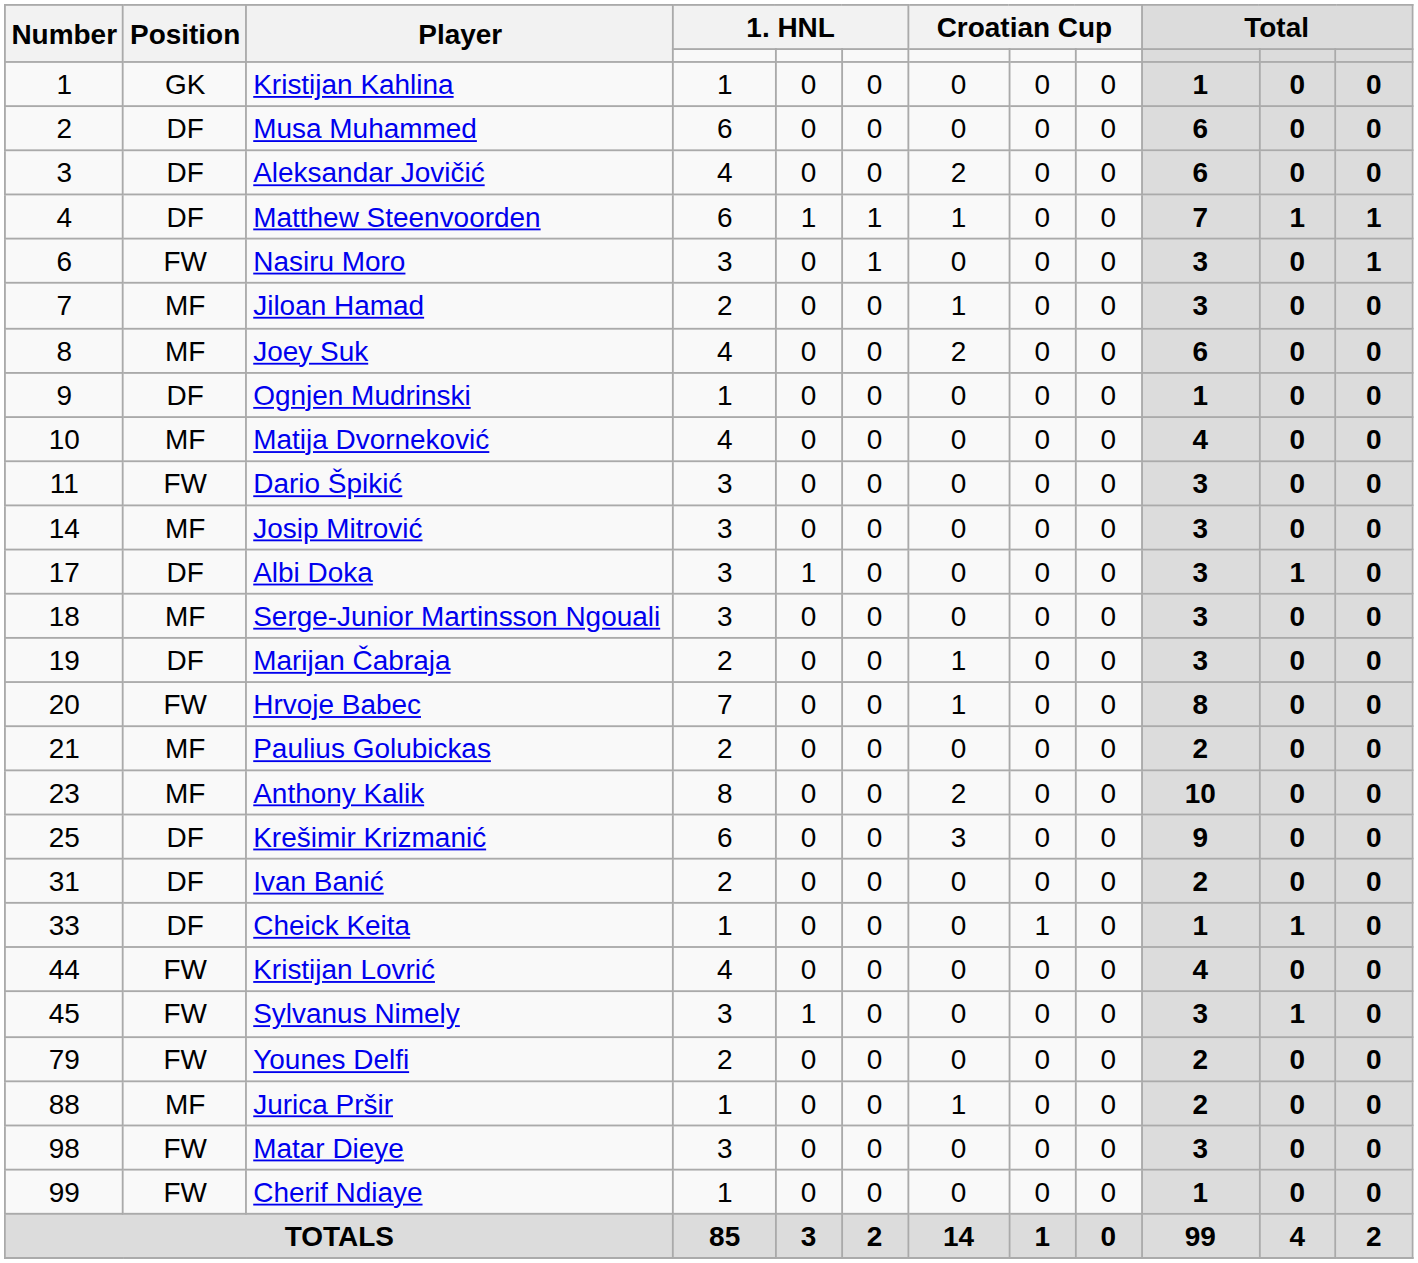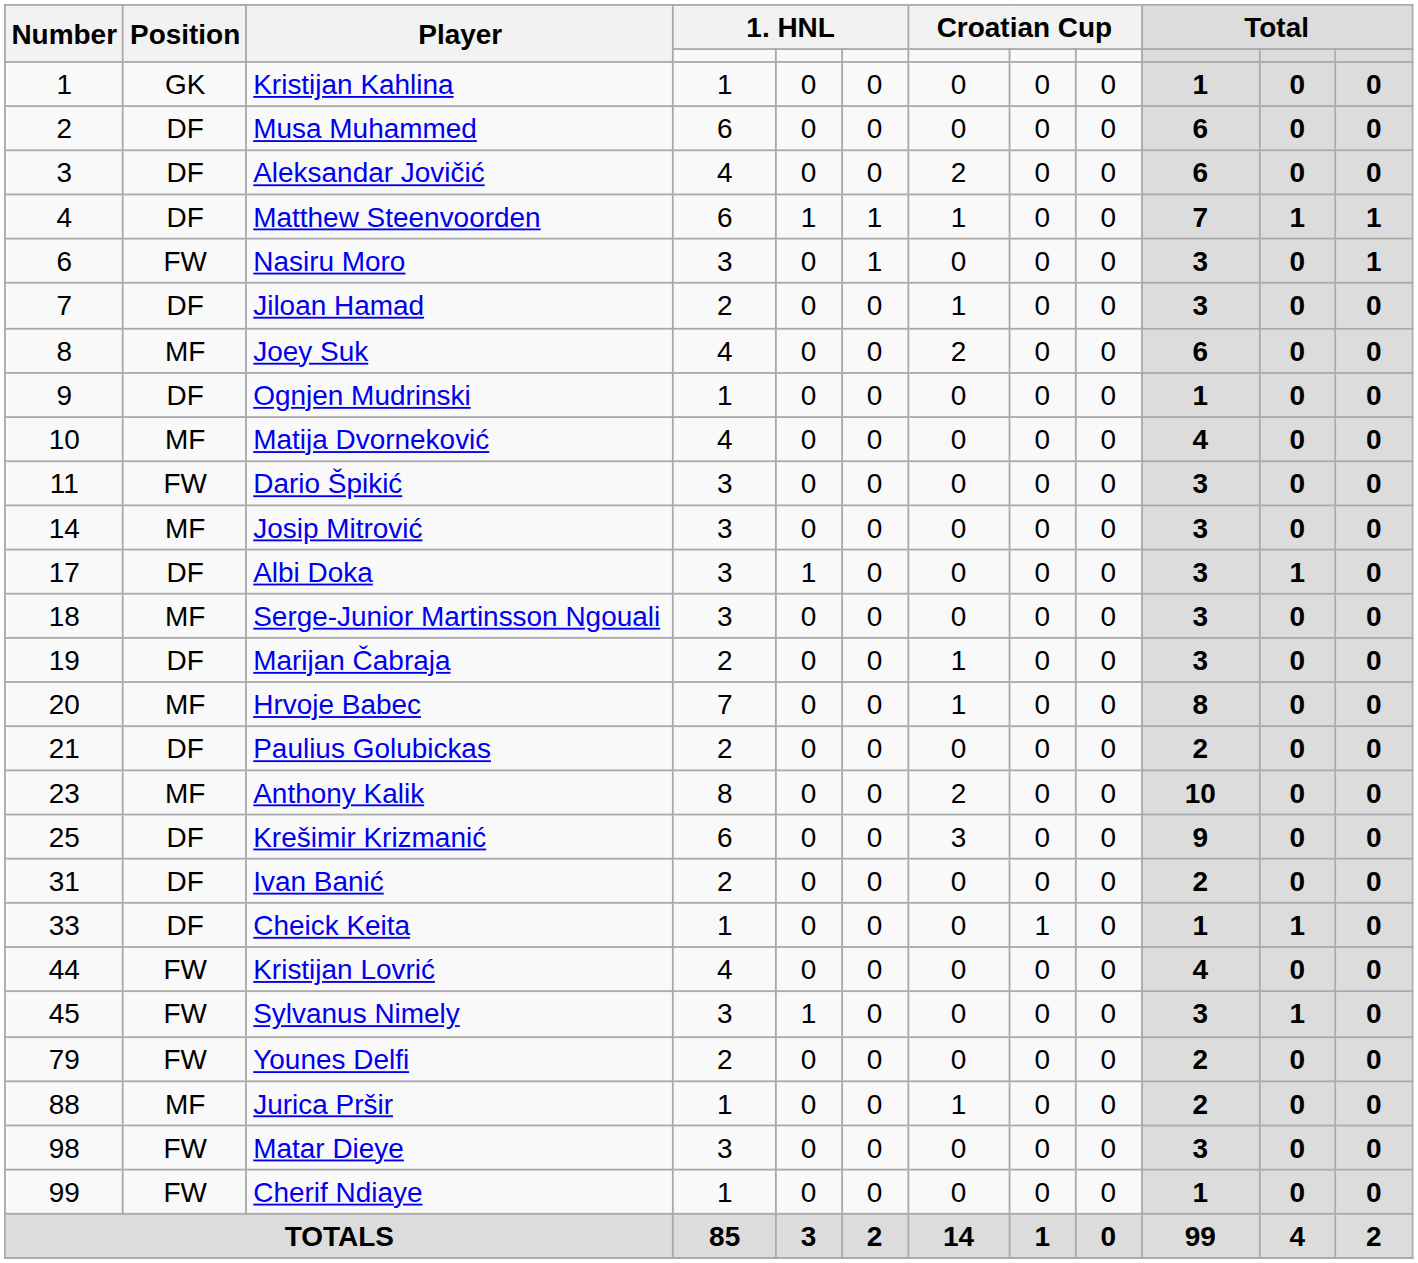(185, 306) MF -> (185, 306) DF
(185, 704) FW -> (185, 704) MF
(185, 749) MF -> (185, 749) DF
